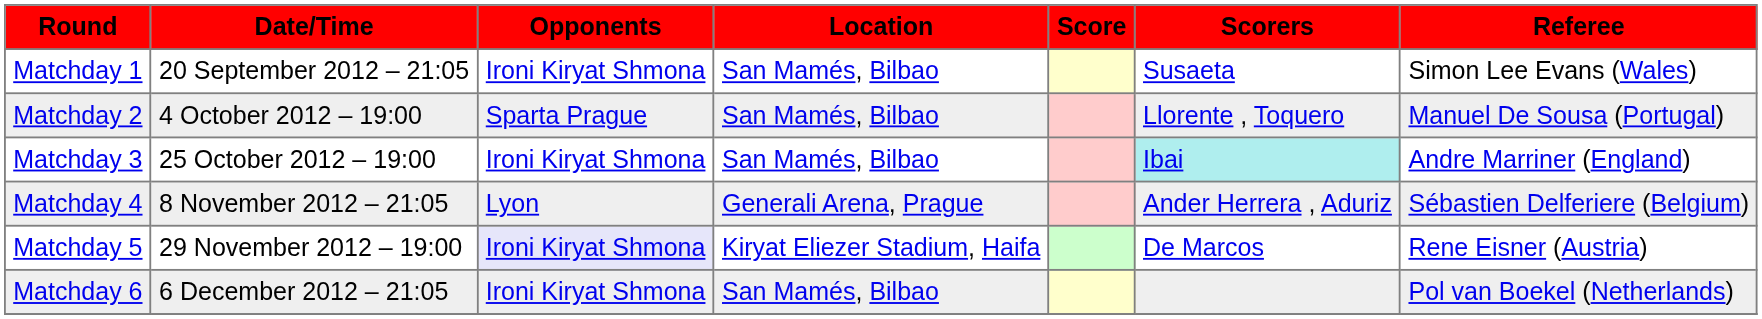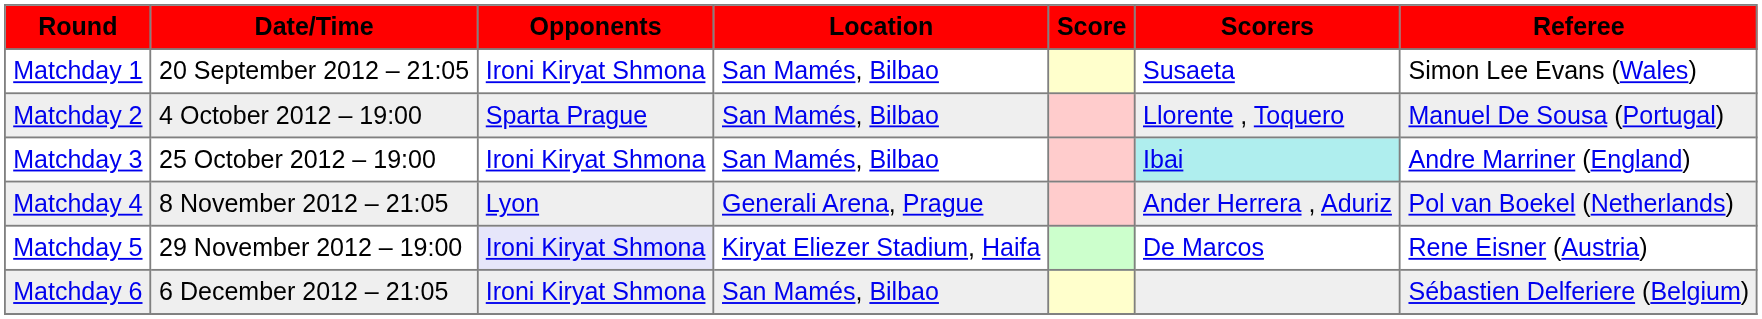(1579, 204) Sébastien Delferiere (Belgium) -> (1571, 204) Pol van Boekel (Netherlands)
(1571, 292) Pol van Boekel (Netherlands) -> (1579, 292) Sébastien Delferiere (Belgium)
